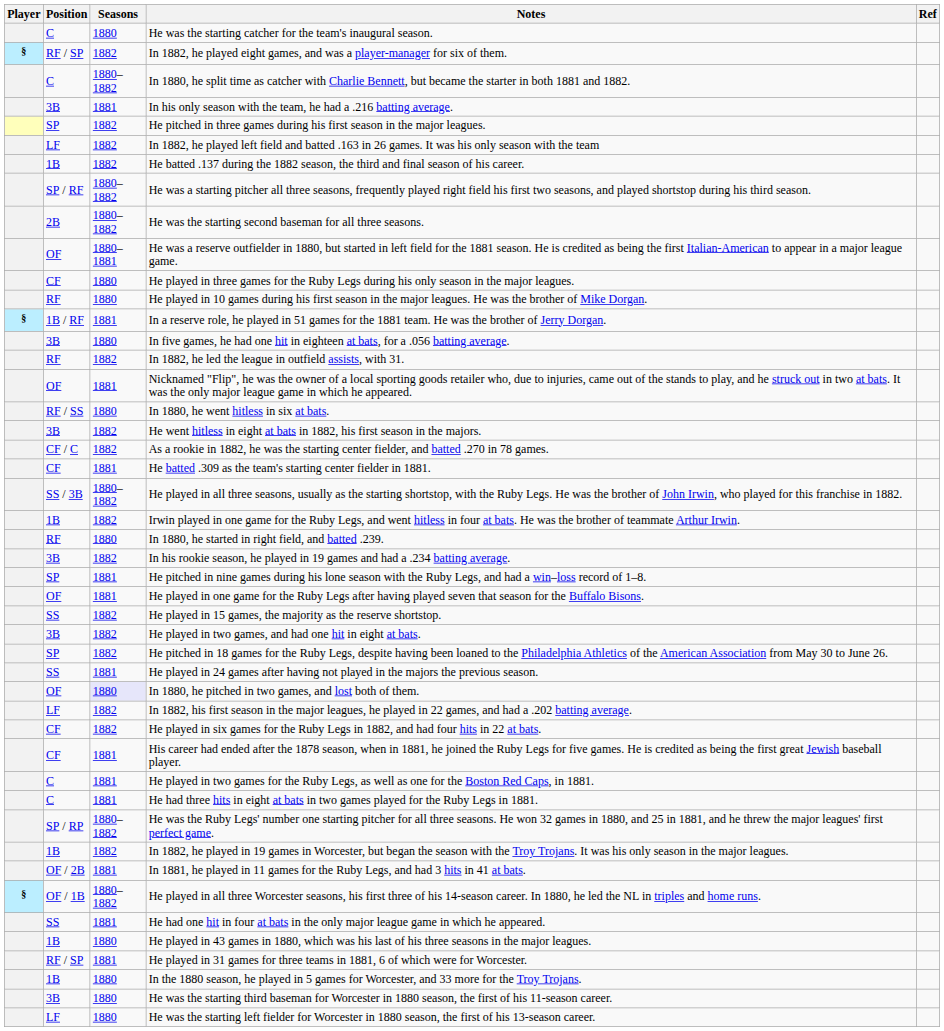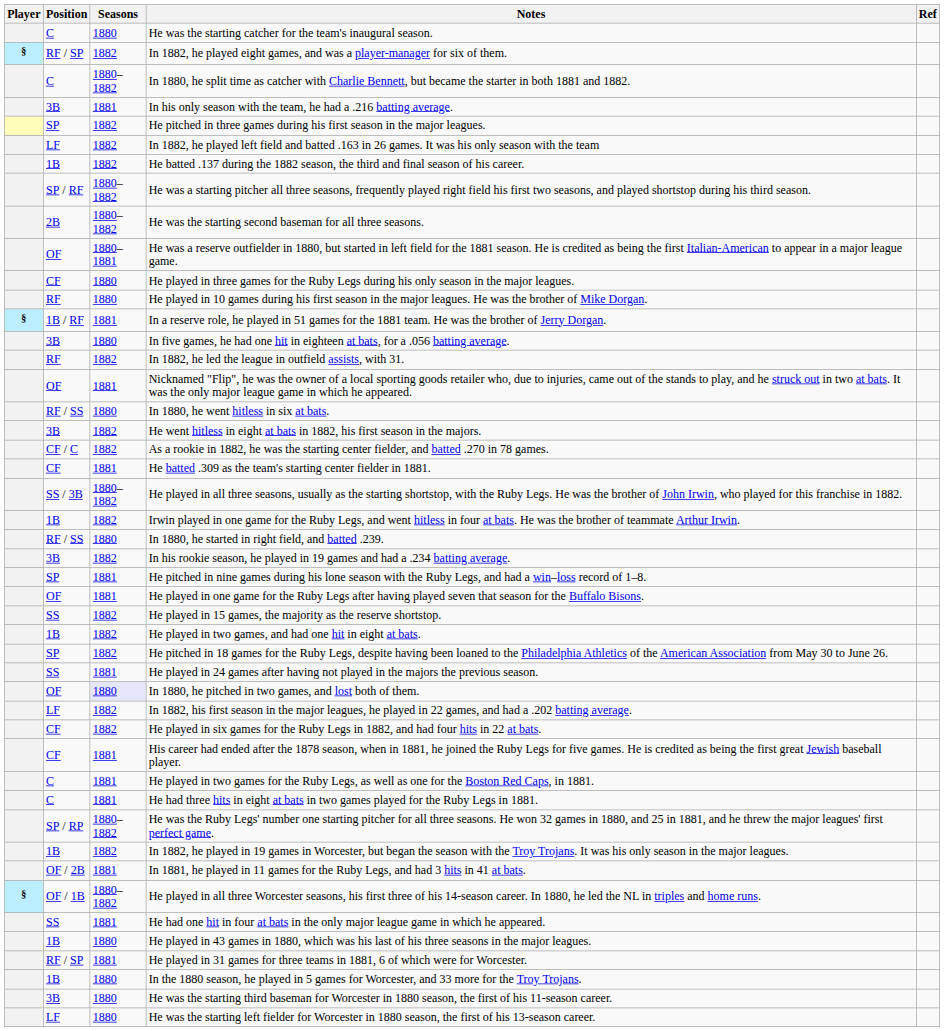(53, 539) RF -> (65, 539) RF / SS
(53, 634) 3B -> (53, 634) 1B
